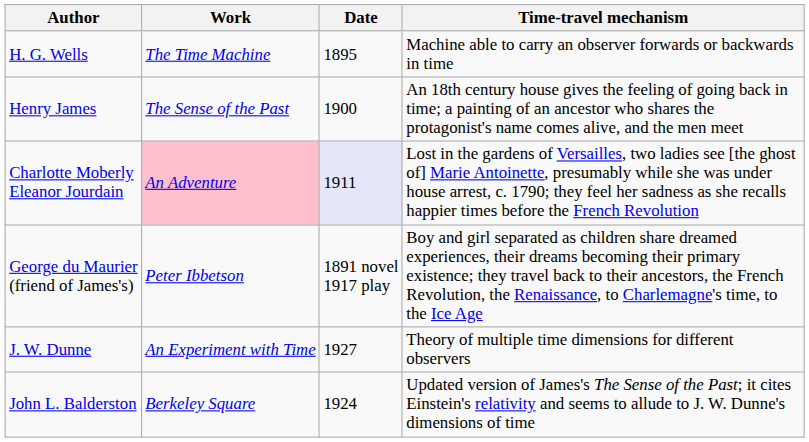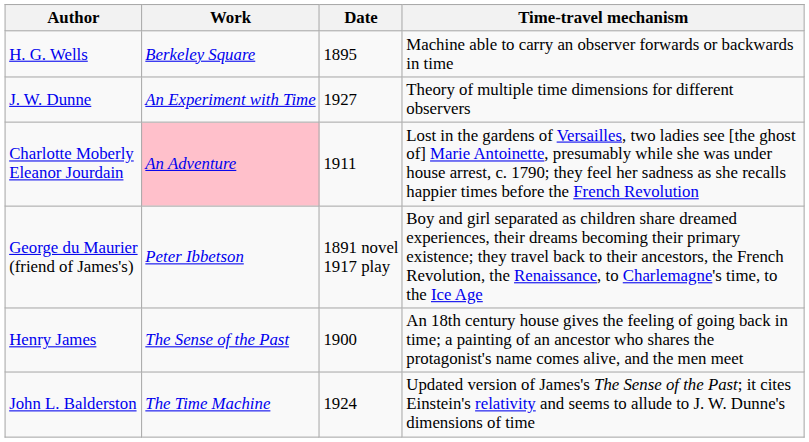(208, 53) The Time Machine -> (200, 53) Berkeley Square
rows swapped: (53, 108) <-> (50, 349)
(340, 182) lavender background -> (340, 163) no background
(200, 404) Berkeley Square -> (208, 404) The Time Machine
